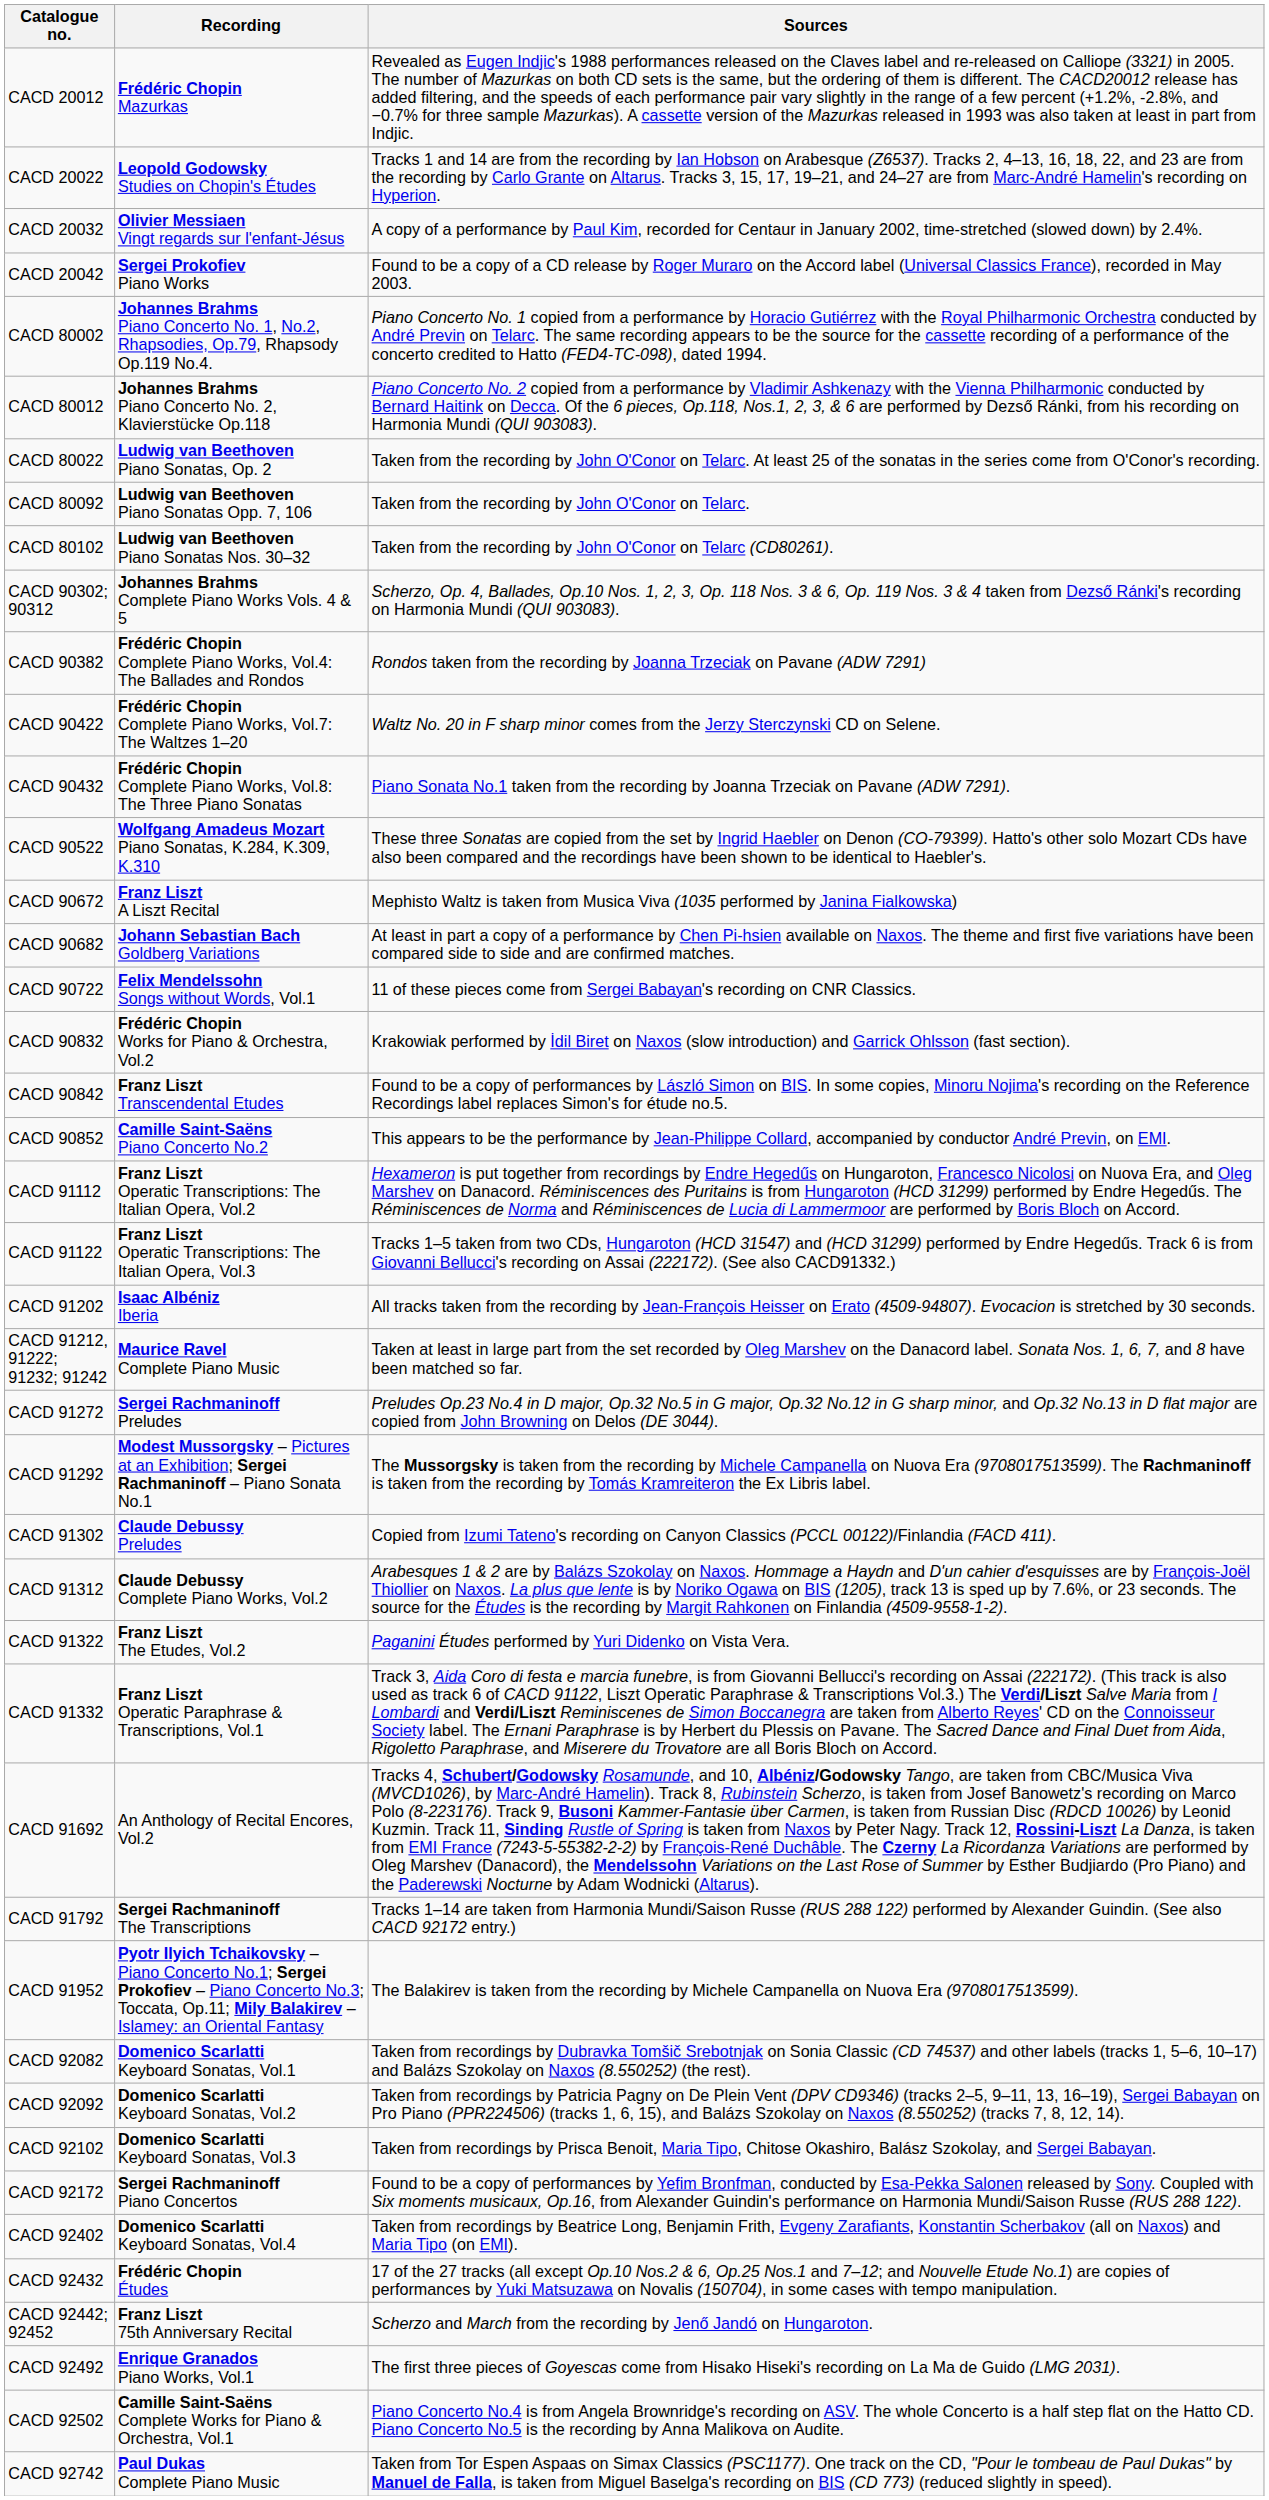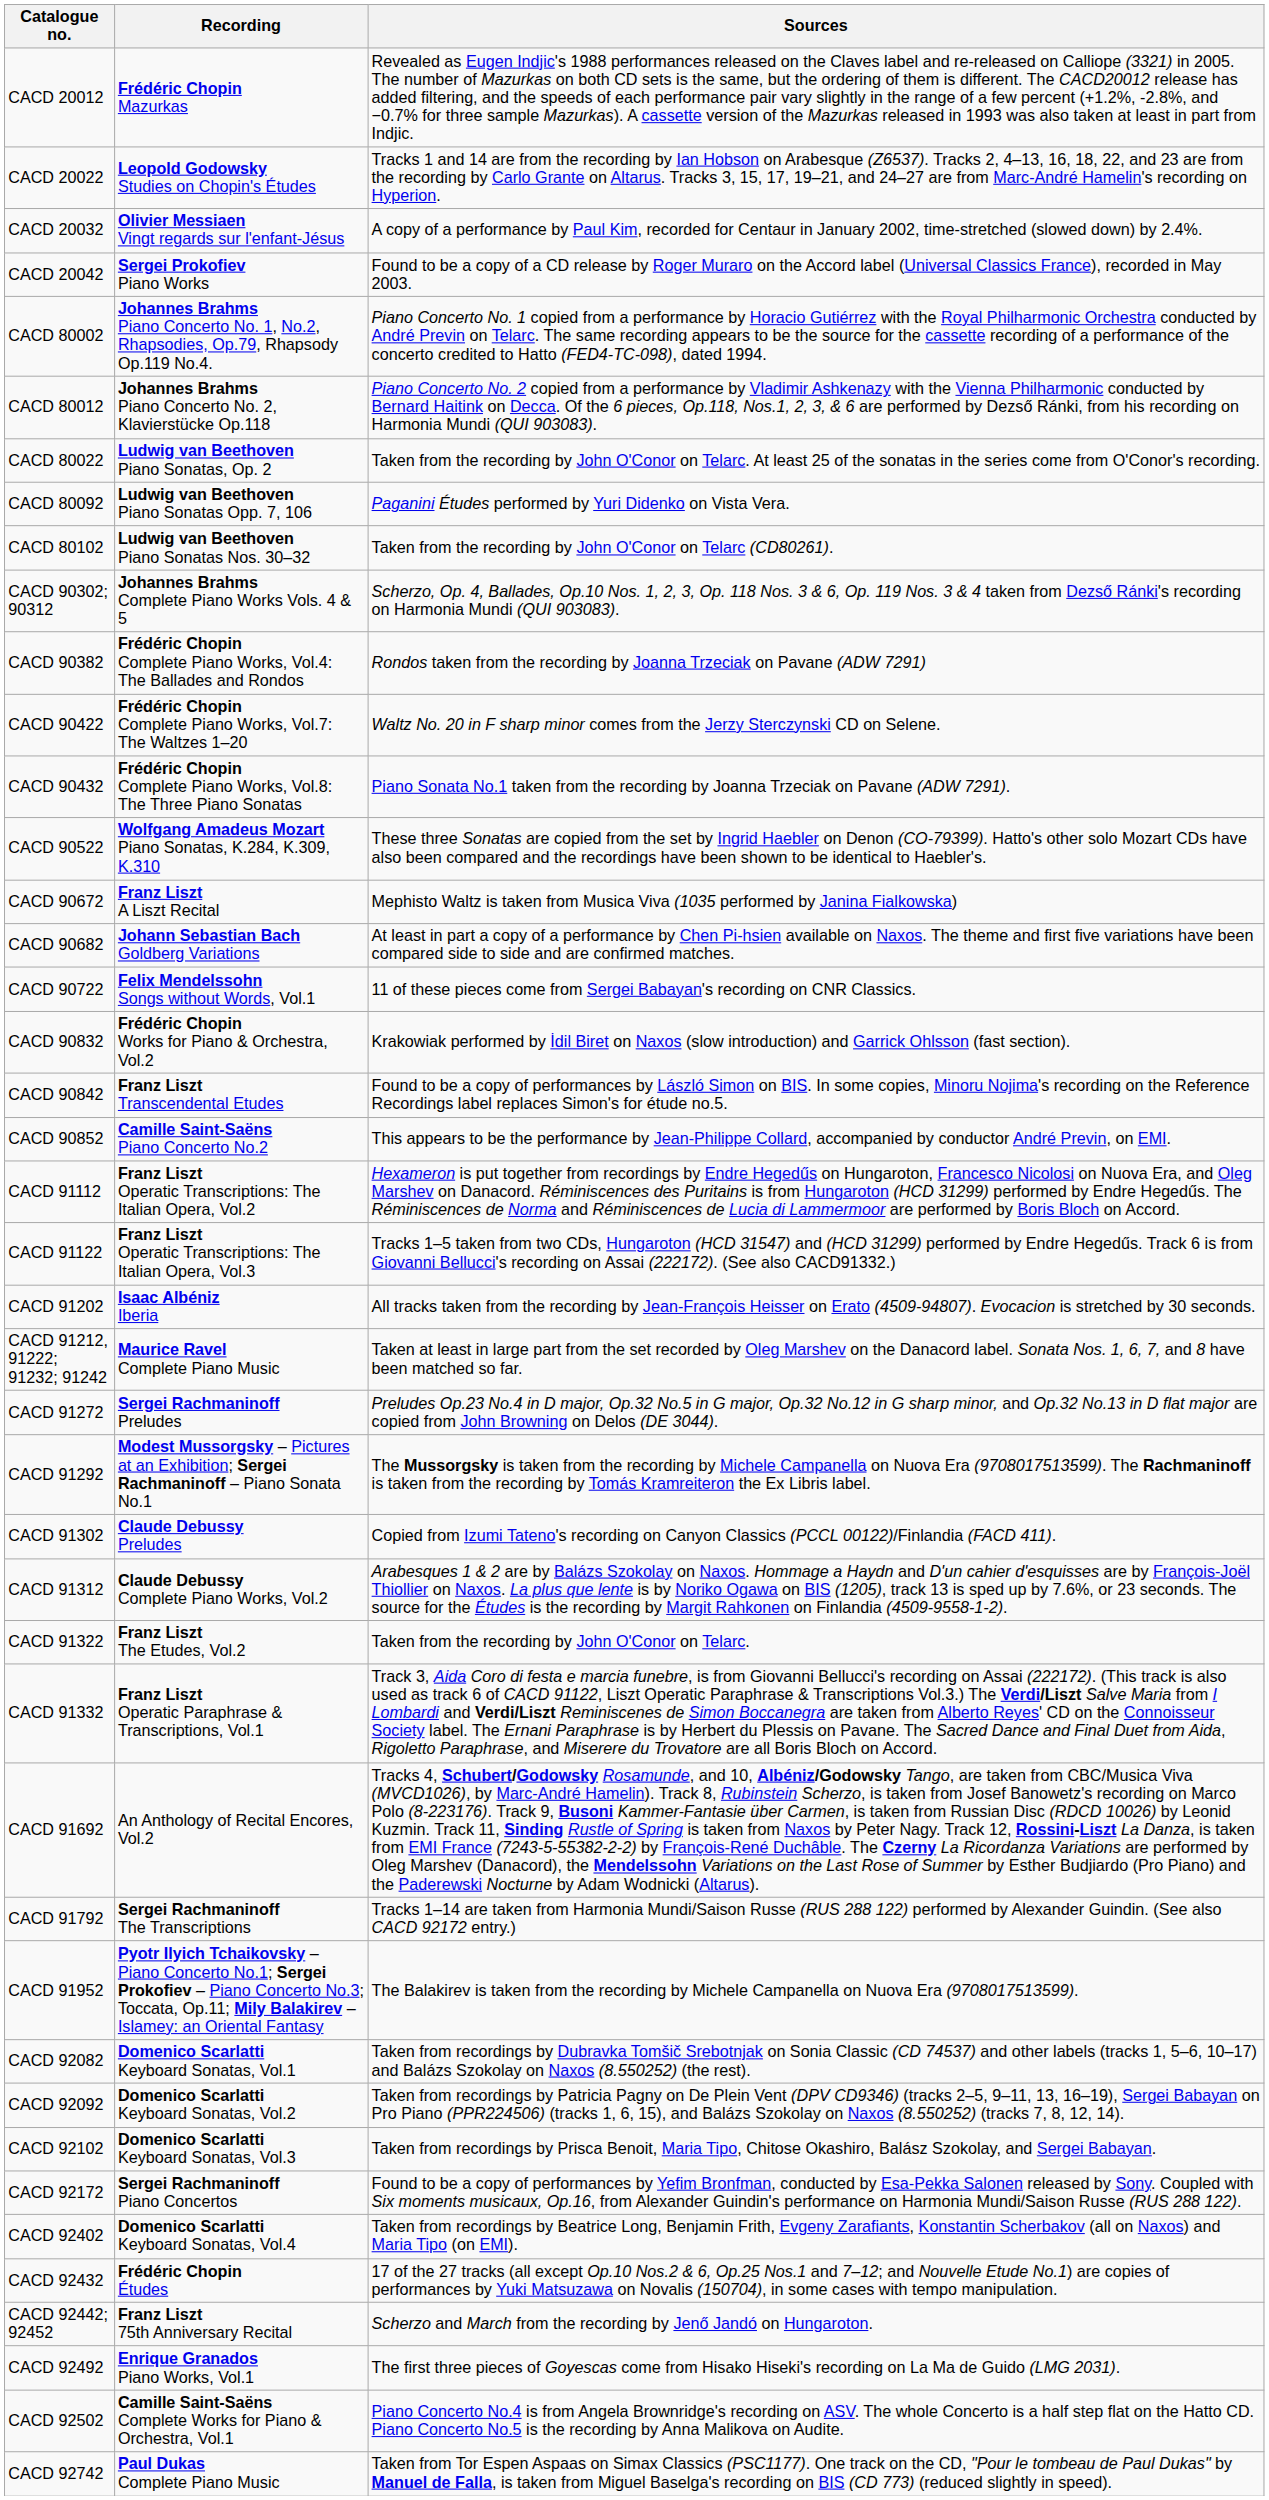(561, 504) Taken from the recording by John O'Conor on Telarc. -> (581, 504) Paganini Études performed by Yuri Didenko on Vista Vera.
(581, 1642) Paganini Études performed by Yuri Didenko on Vista Vera. -> (561, 1642) Taken from the recording by John O'Conor on Telarc.
